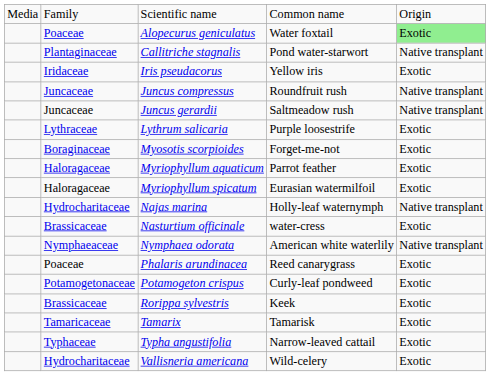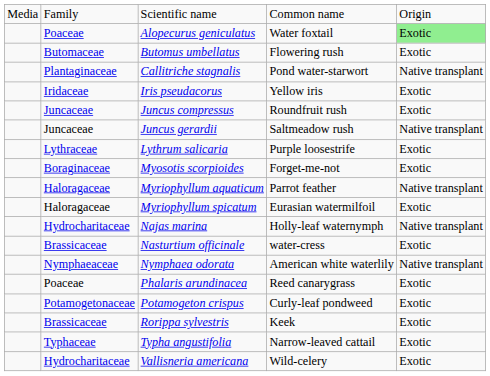+ row: (190, 52)
(441, 91) Native transplant -> (415, 110) Exotic
(415, 168) Exotic -> (441, 187) Native transplant
- row: (161, 322)
